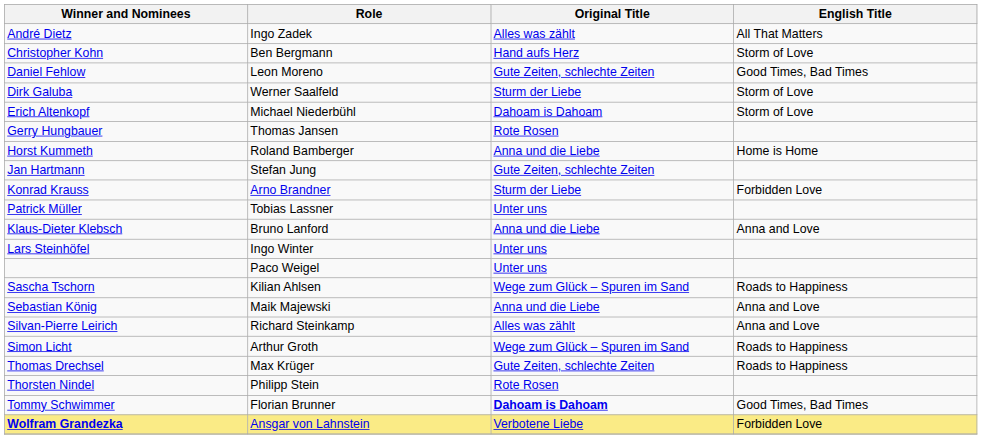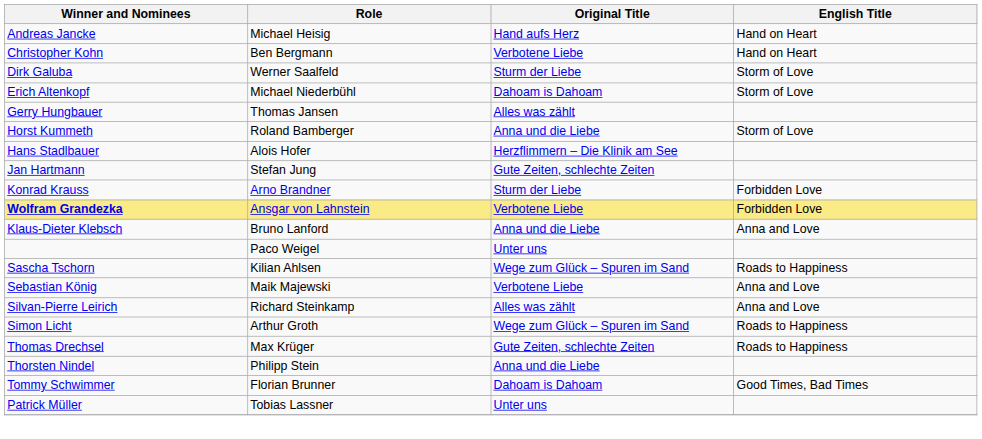- row: (39, 33)
+ row: (51, 33)
(536, 53) Hand aufs Herz -> (538, 53) Verbotene Liebe
(775, 53) Storm of Love -> (777, 53) Hand on Heart
- row: (46, 72)
(526, 131) Rote Rosen -> (534, 111) Alles was zählt
(777, 151) Home is Home -> (775, 131) Storm of Love
+ row: (53, 151)
rows swapped: (45, 209) <-> (65, 424)
- row: (48, 248)
(547, 307) Anna und die Liebe -> (538, 287) Verbotene Liebe
(526, 385) Rote Rosen -> (547, 365) Anna und die Liebe
(551, 405) bold -> (548, 385) normal
